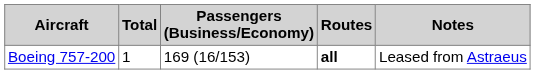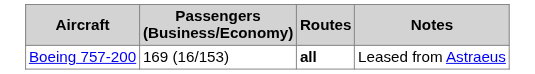- column: (140, 24)
